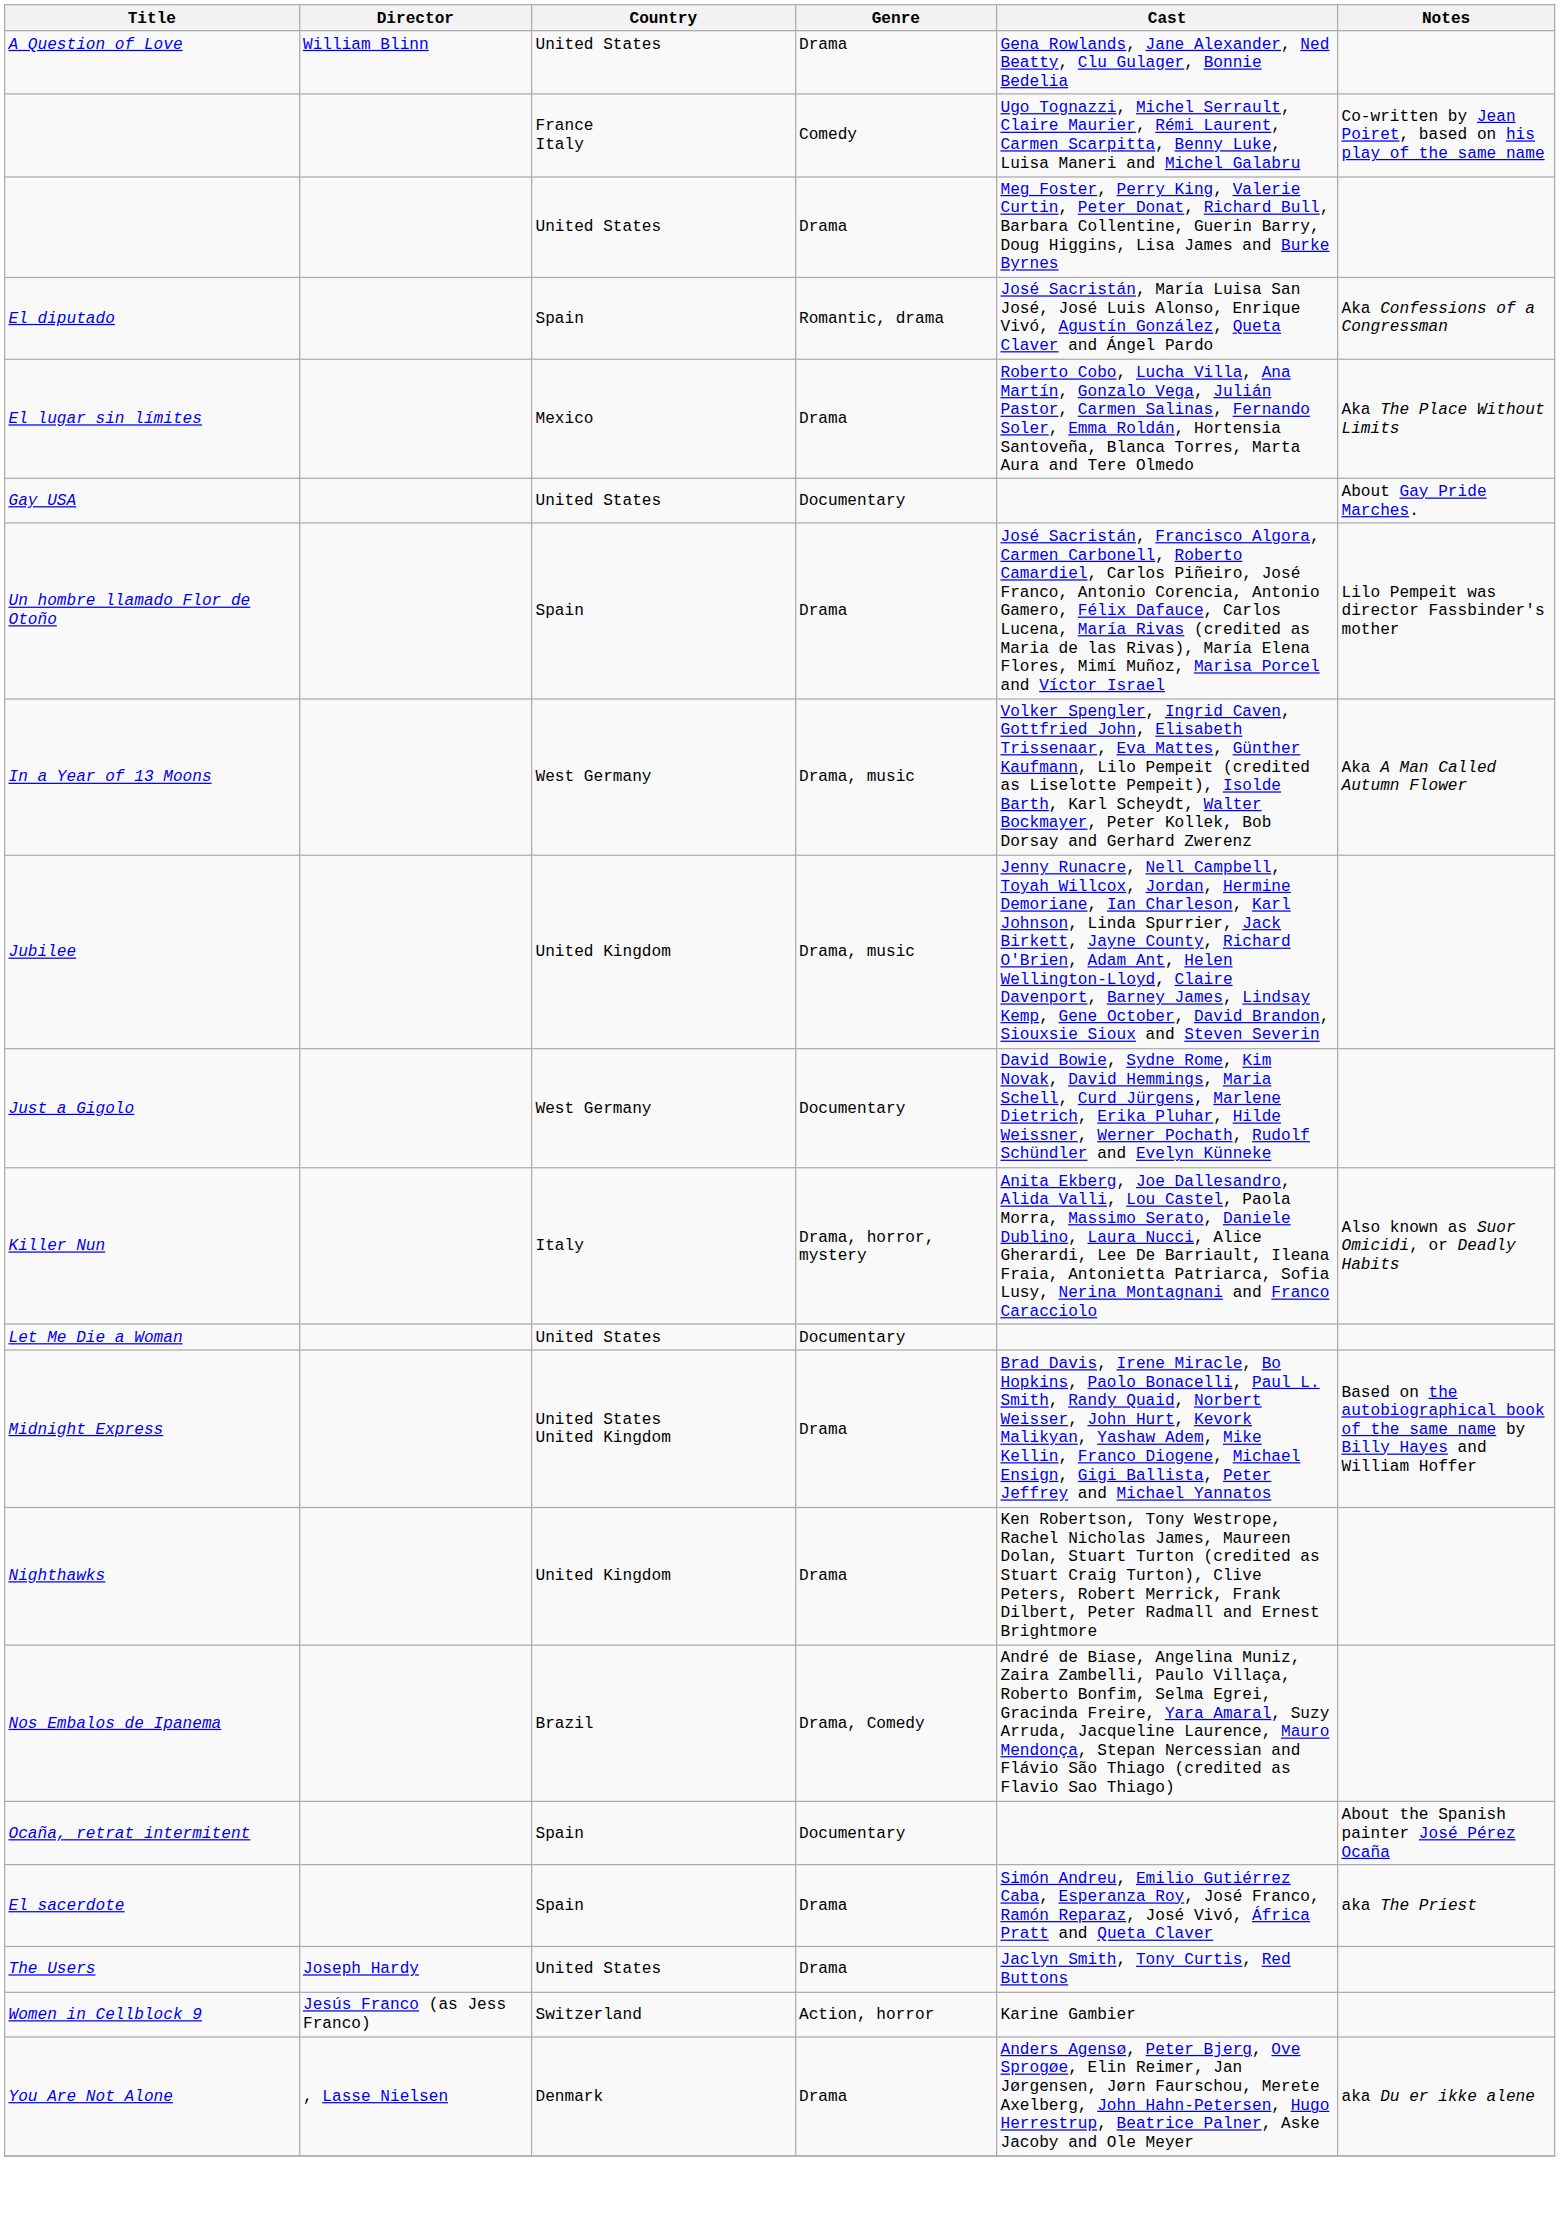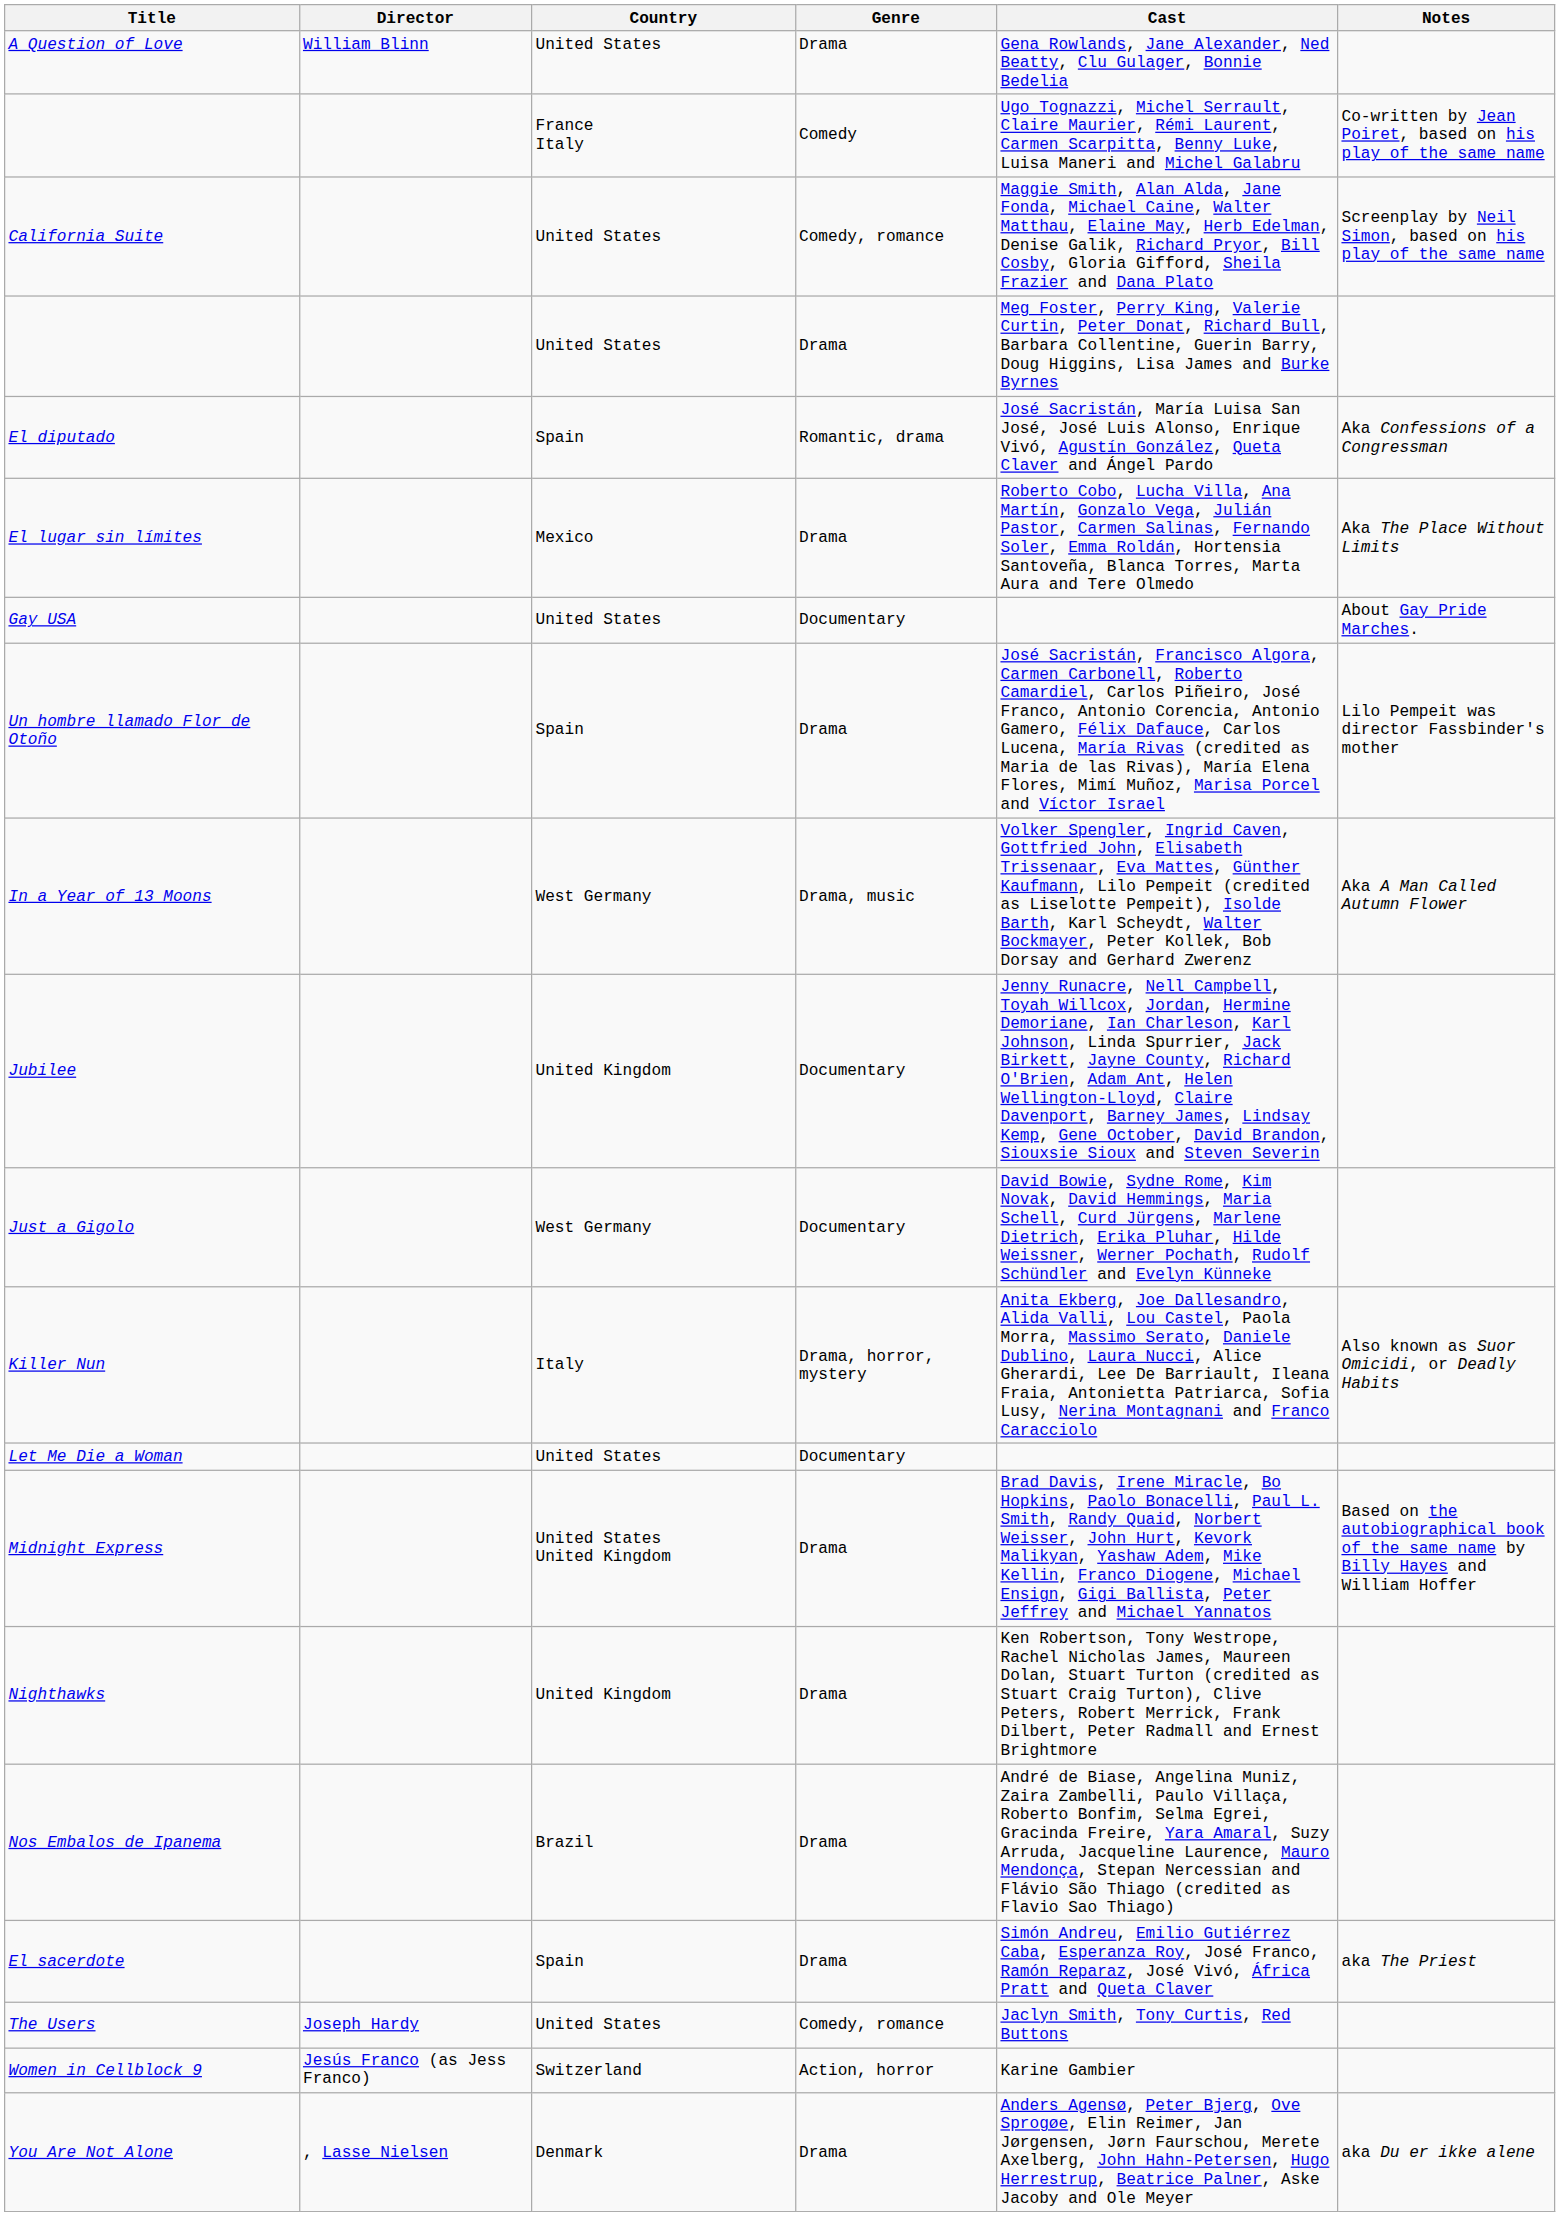+ row: (86, 236)
(857, 952) Drama, music -> (852, 1071) Documentary
(862, 1723) Drama, Comedy -> (823, 1842) Drama
- row: (129, 1833)
(823, 1969) Drama -> (872, 2025) Comedy, romance
